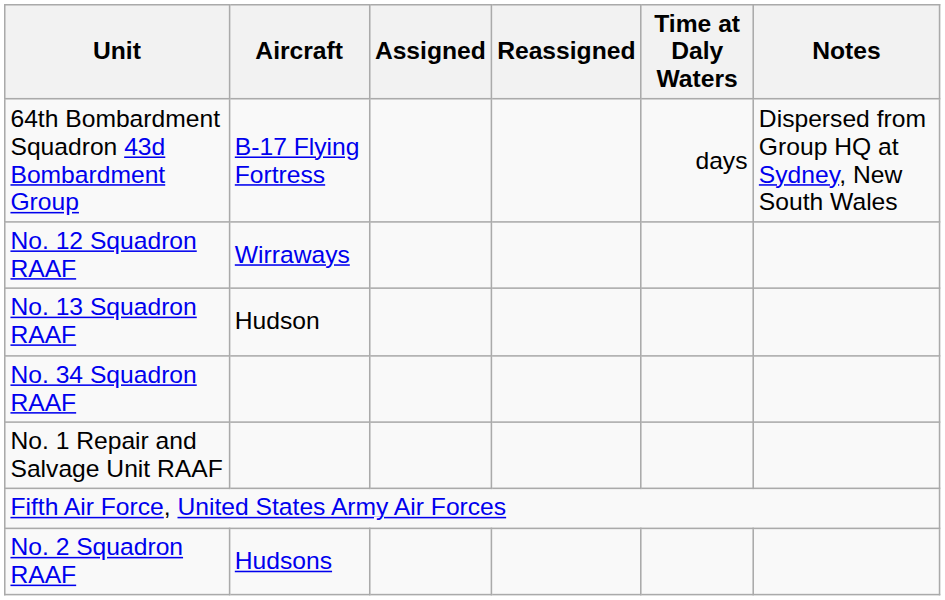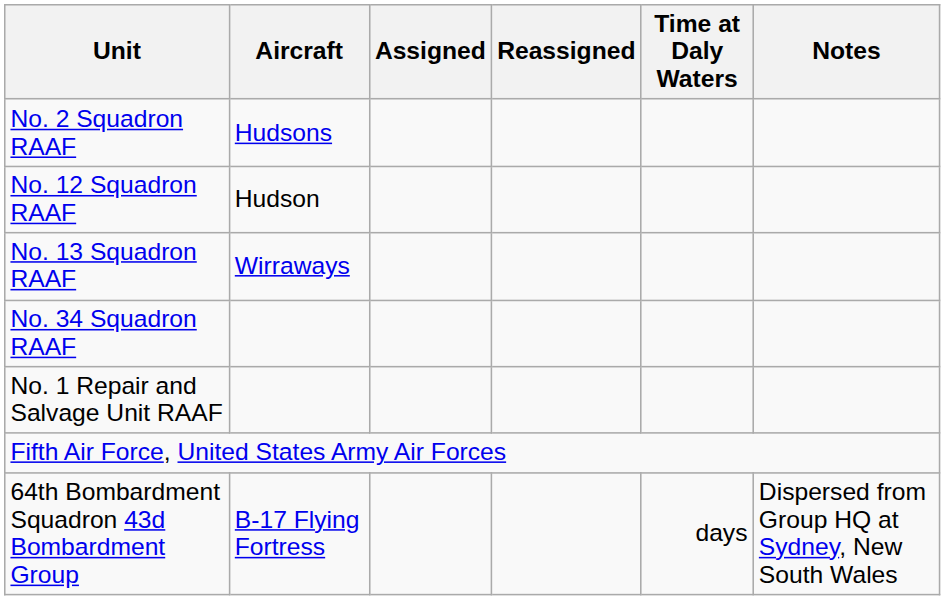rows swapped: (97, 560) <-> (115, 160)
(292, 254) Wirraways -> (277, 199) Hudson
(277, 321) Hudson -> (292, 266) Wirraways
